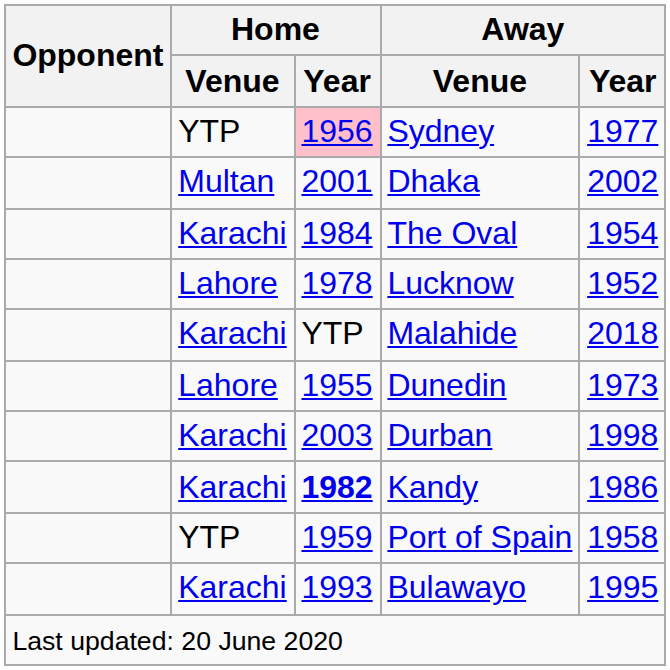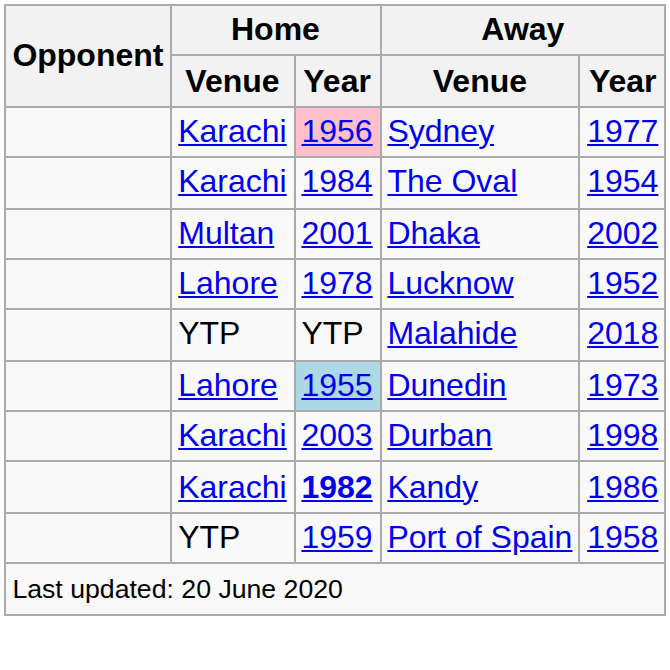(209, 131) YTP -> (232, 131) Karachi
rows swapped: (434, 182) <-> (452, 232)
(232, 334) Karachi -> (209, 334) YTP
(337, 385) no background -> (337, 385) lightblue background
- row: (457, 588)
